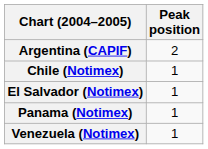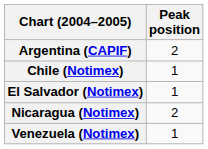+ row: (75, 112)
- row: (75, 112)
